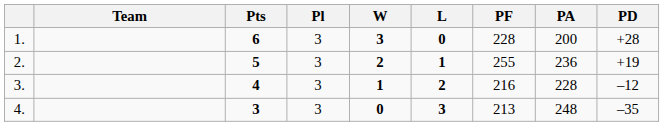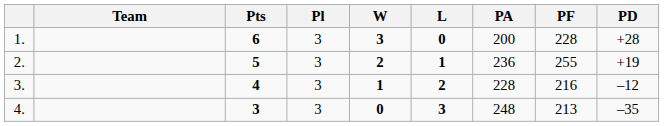columns swapped: (504, 16) <-> (566, 16)
